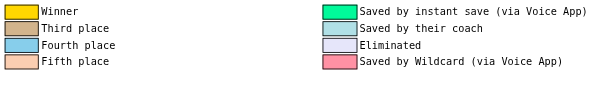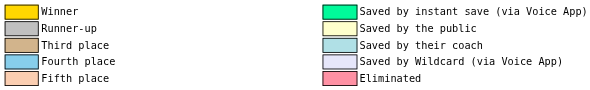+ row: (69, 29)
(390, 45) Eliminated -> (461, 62) Saved by Wildcard (via Voice App)
(461, 62) Saved by Wildcard (via Voice App) -> (390, 79) Eliminated
